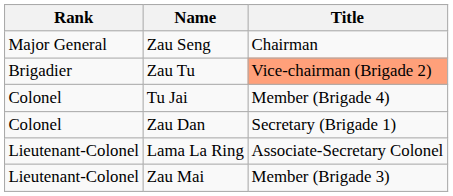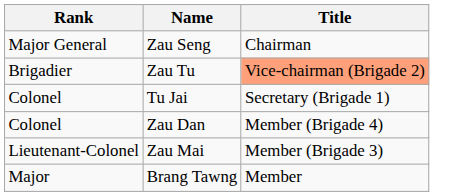(321, 97) Member (Brigade 4) -> (317, 97) Secretary (Brigade 1)
(324, 124) Secretary (Brigade 1) -> (314, 124) Member (Brigade 4)
- row: (195, 151)
+ row: (192, 177)
